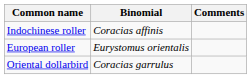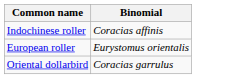- column: (219, 13)
